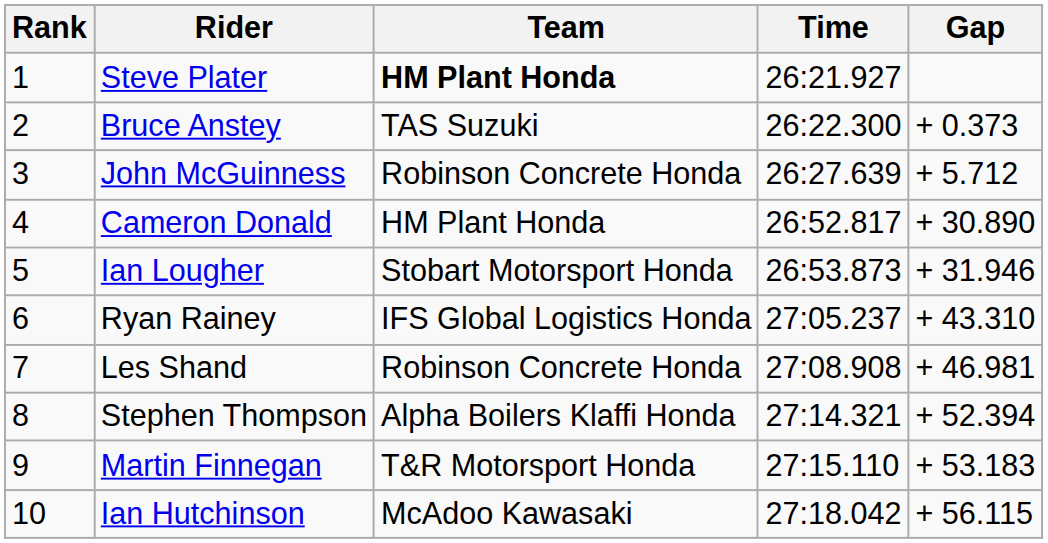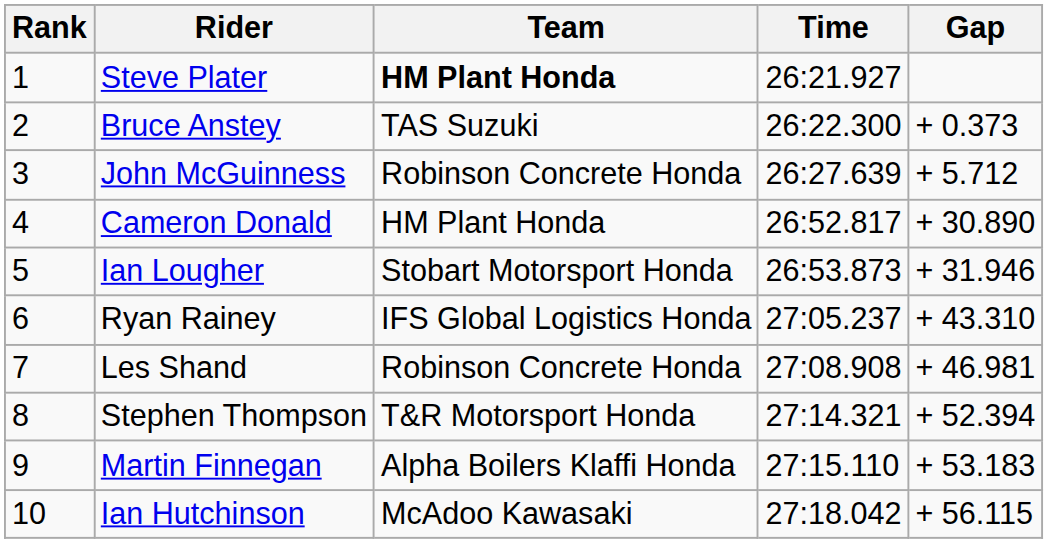(558, 416) Alpha Boilers Klaffi Honda -> (538, 416) T&R Motorsport Honda
(538, 464) T&R Motorsport Honda -> (558, 464) Alpha Boilers Klaffi Honda
